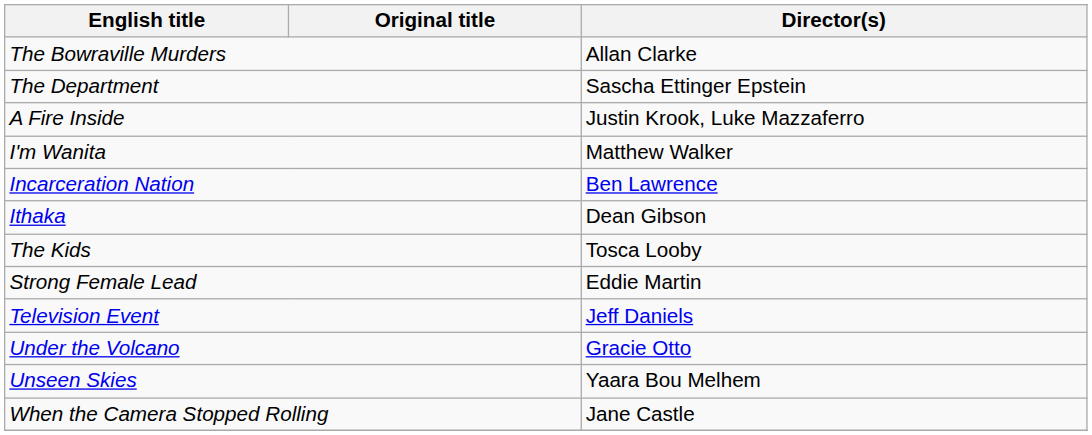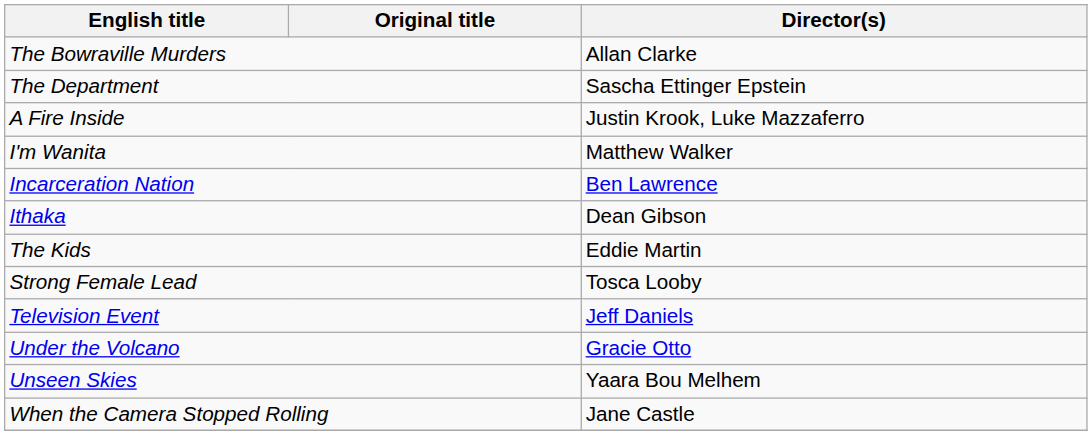(644, 250) Tosca Looby -> (644, 250) Eddie Martin
(644, 282) Eddie Martin -> (644, 282) Tosca Looby
